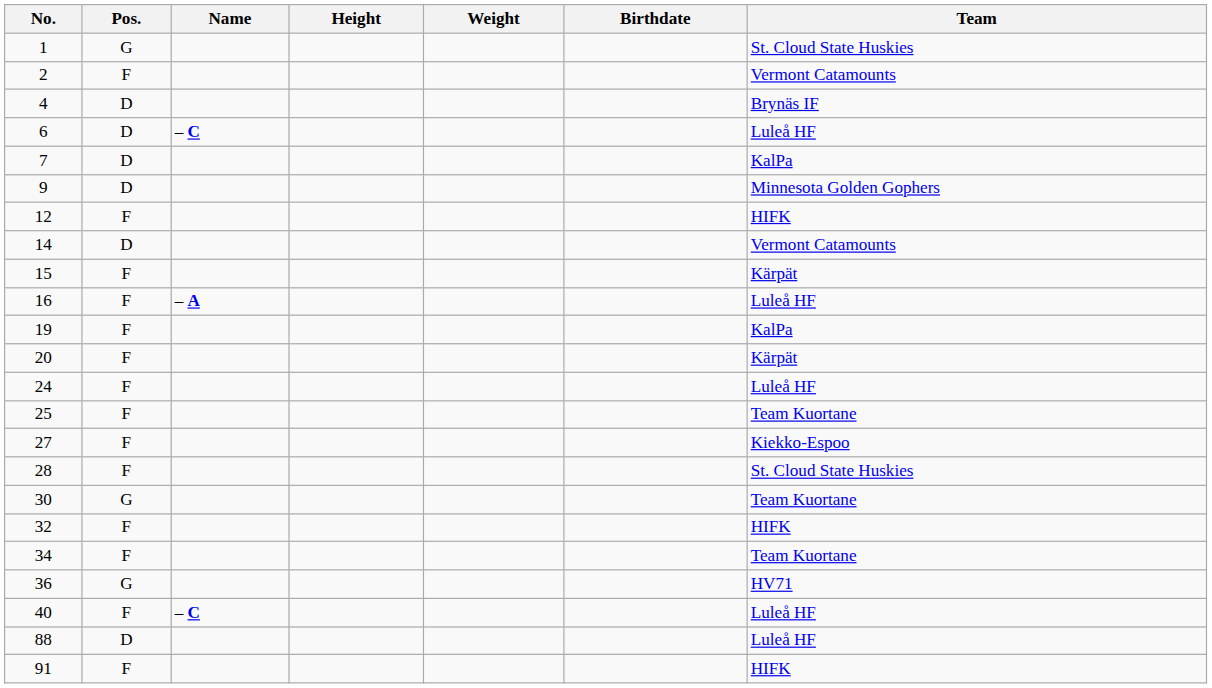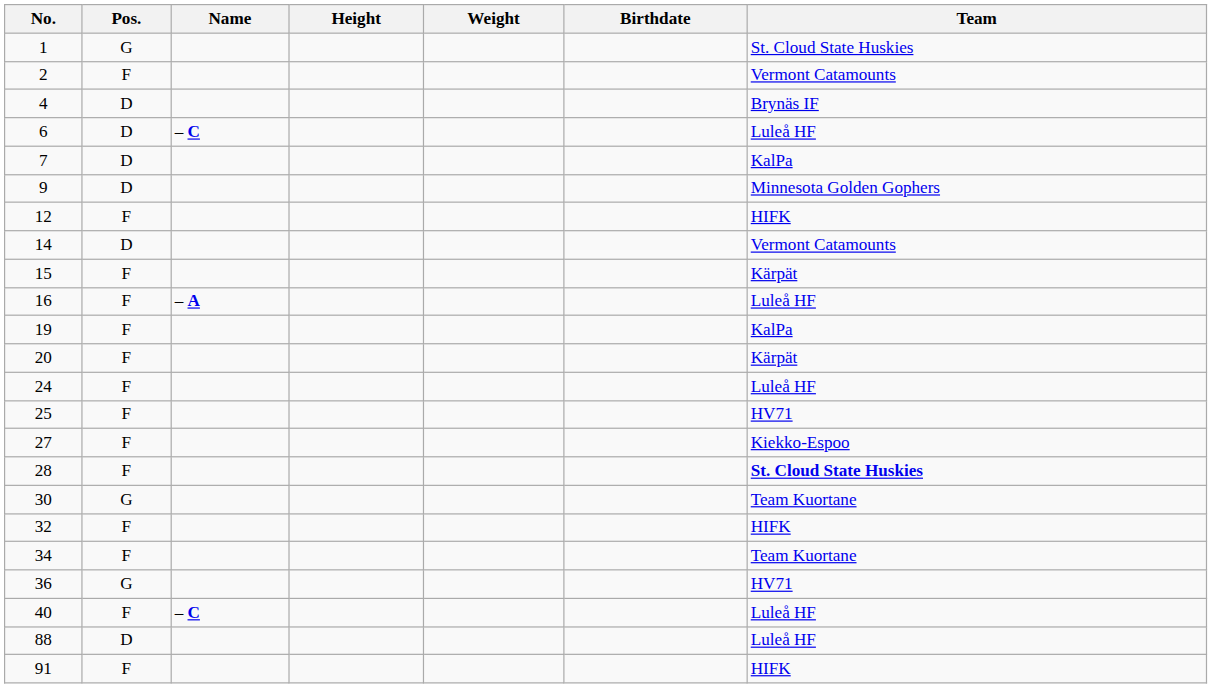(804, 414) Team Kuortane -> (772, 414) HV71
(832, 471) normal -> (837, 471) bold
